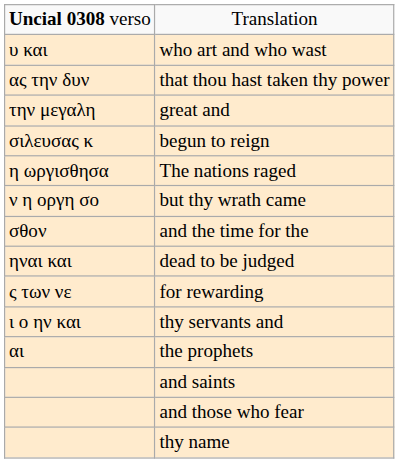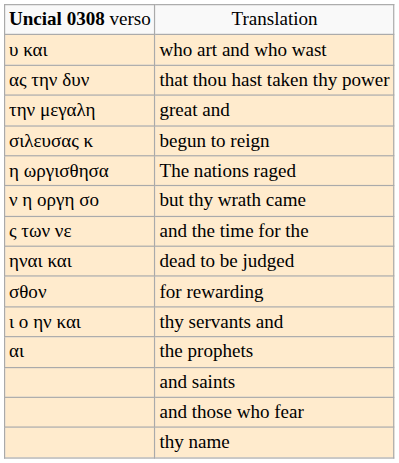(28, 231) σθον -> (40, 231) ς των νε
(40, 291) ς των νε -> (28, 291) σθον
